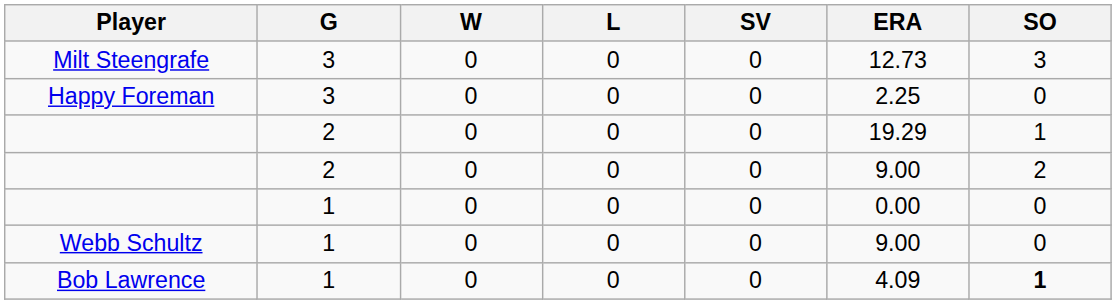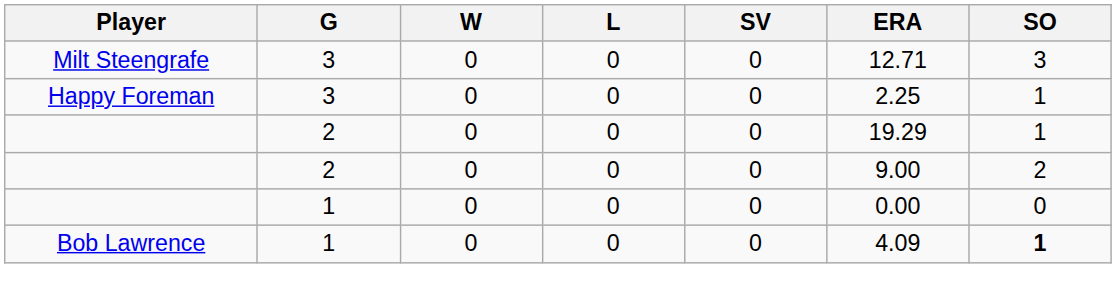(898, 59) 12.73 -> (898, 59) 12.71
(1040, 96) 0 -> (1040, 96) 1
- row: (131, 243)
